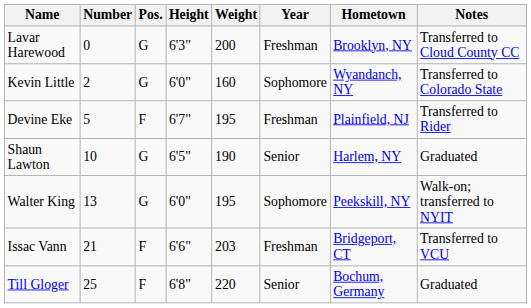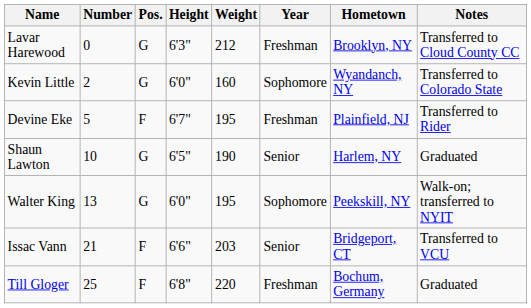(225, 44) 200 -> (225, 44) 212
(291, 246) Freshman -> (281, 246) Senior
(281, 284) Senior -> (291, 284) Freshman
